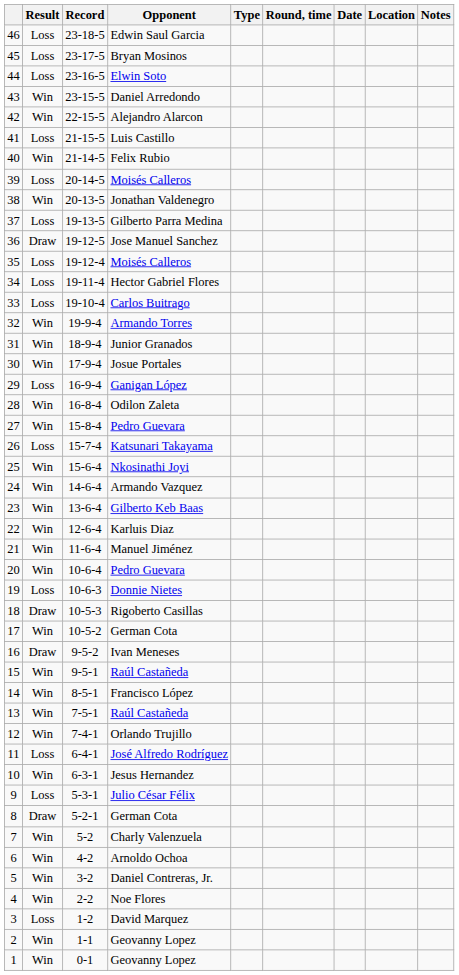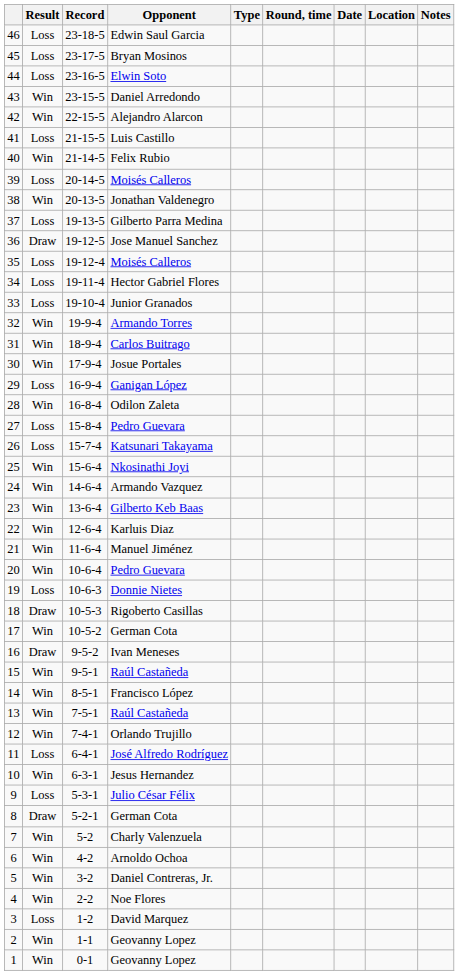(150, 302) Carlos Buitrago -> (151, 302) Junior Granados
(151, 343) Junior Granados -> (150, 343) Carlos Buitrago
(42, 425) Win -> (42, 425) Loss
